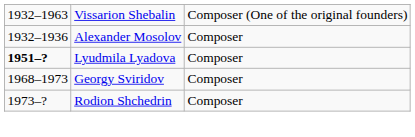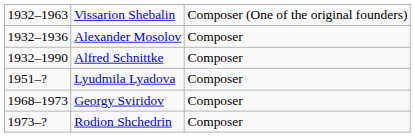+ row: (119, 57)
(28, 57) bold -> (27, 79) normal
